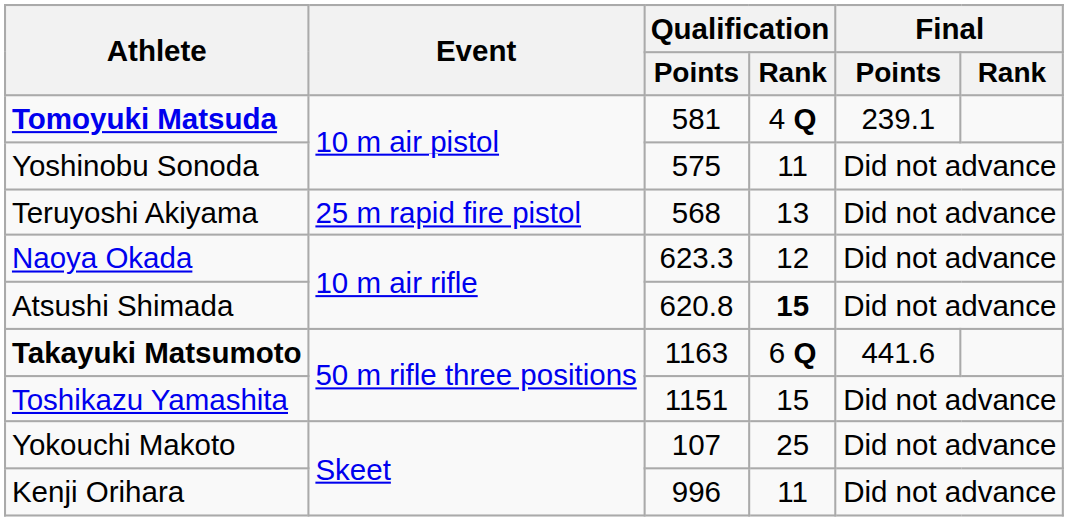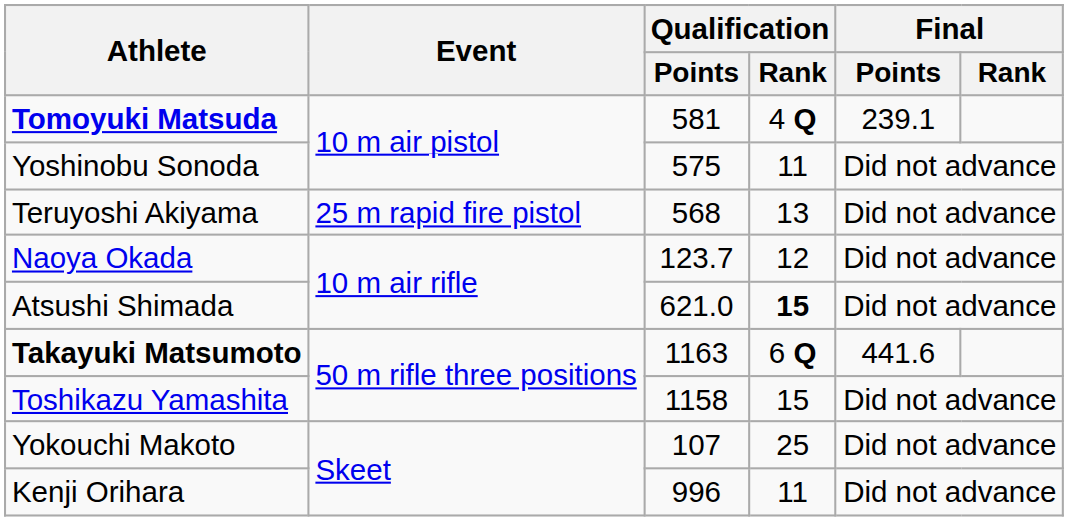(696, 259) 623.3 -> (696, 259) 123.7
(696, 306) 620.8 -> (696, 306) 621.0
(696, 399) 1151 -> (696, 399) 1158
